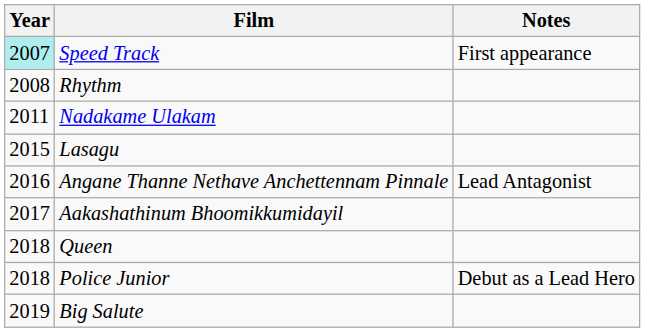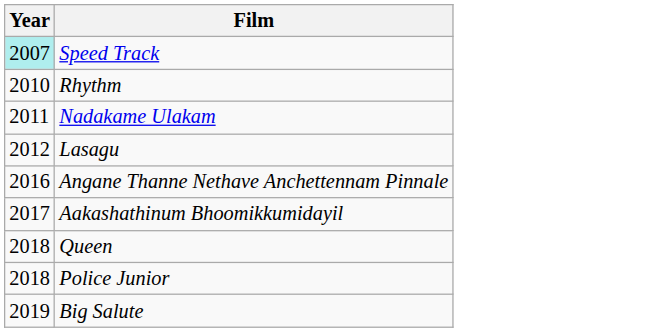- column: (546, 20)
(30, 85) 2008 -> (30, 85) 2010
(30, 149) 2015 -> (30, 149) 2012
